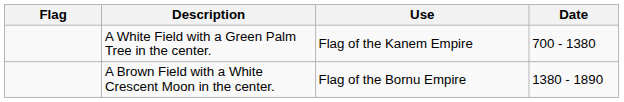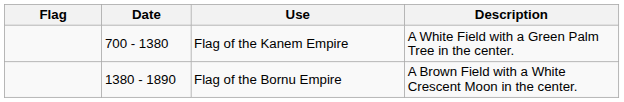columns swapped: (574, 15) <-> (209, 15)
